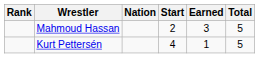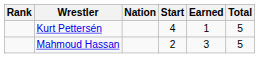rows swapped: (69, 45) <-> (78, 28)
